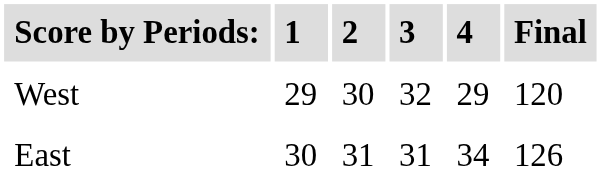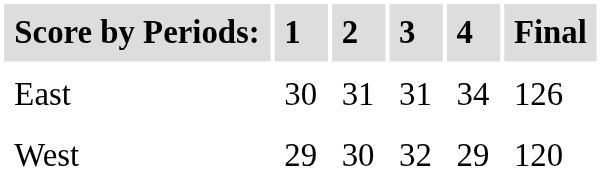rows swapped: (47, 93) <-> (43, 155)
